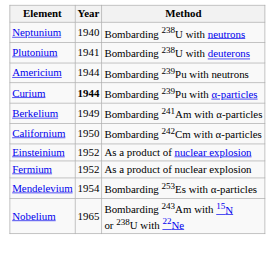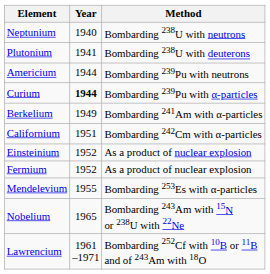(88, 133) 1950 -> (86, 133) 1951
(88, 188) 1954 -> (86, 188) 1955
+ row: (34, 251)
